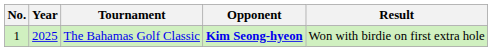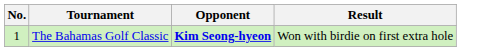- column: (45, 15)
